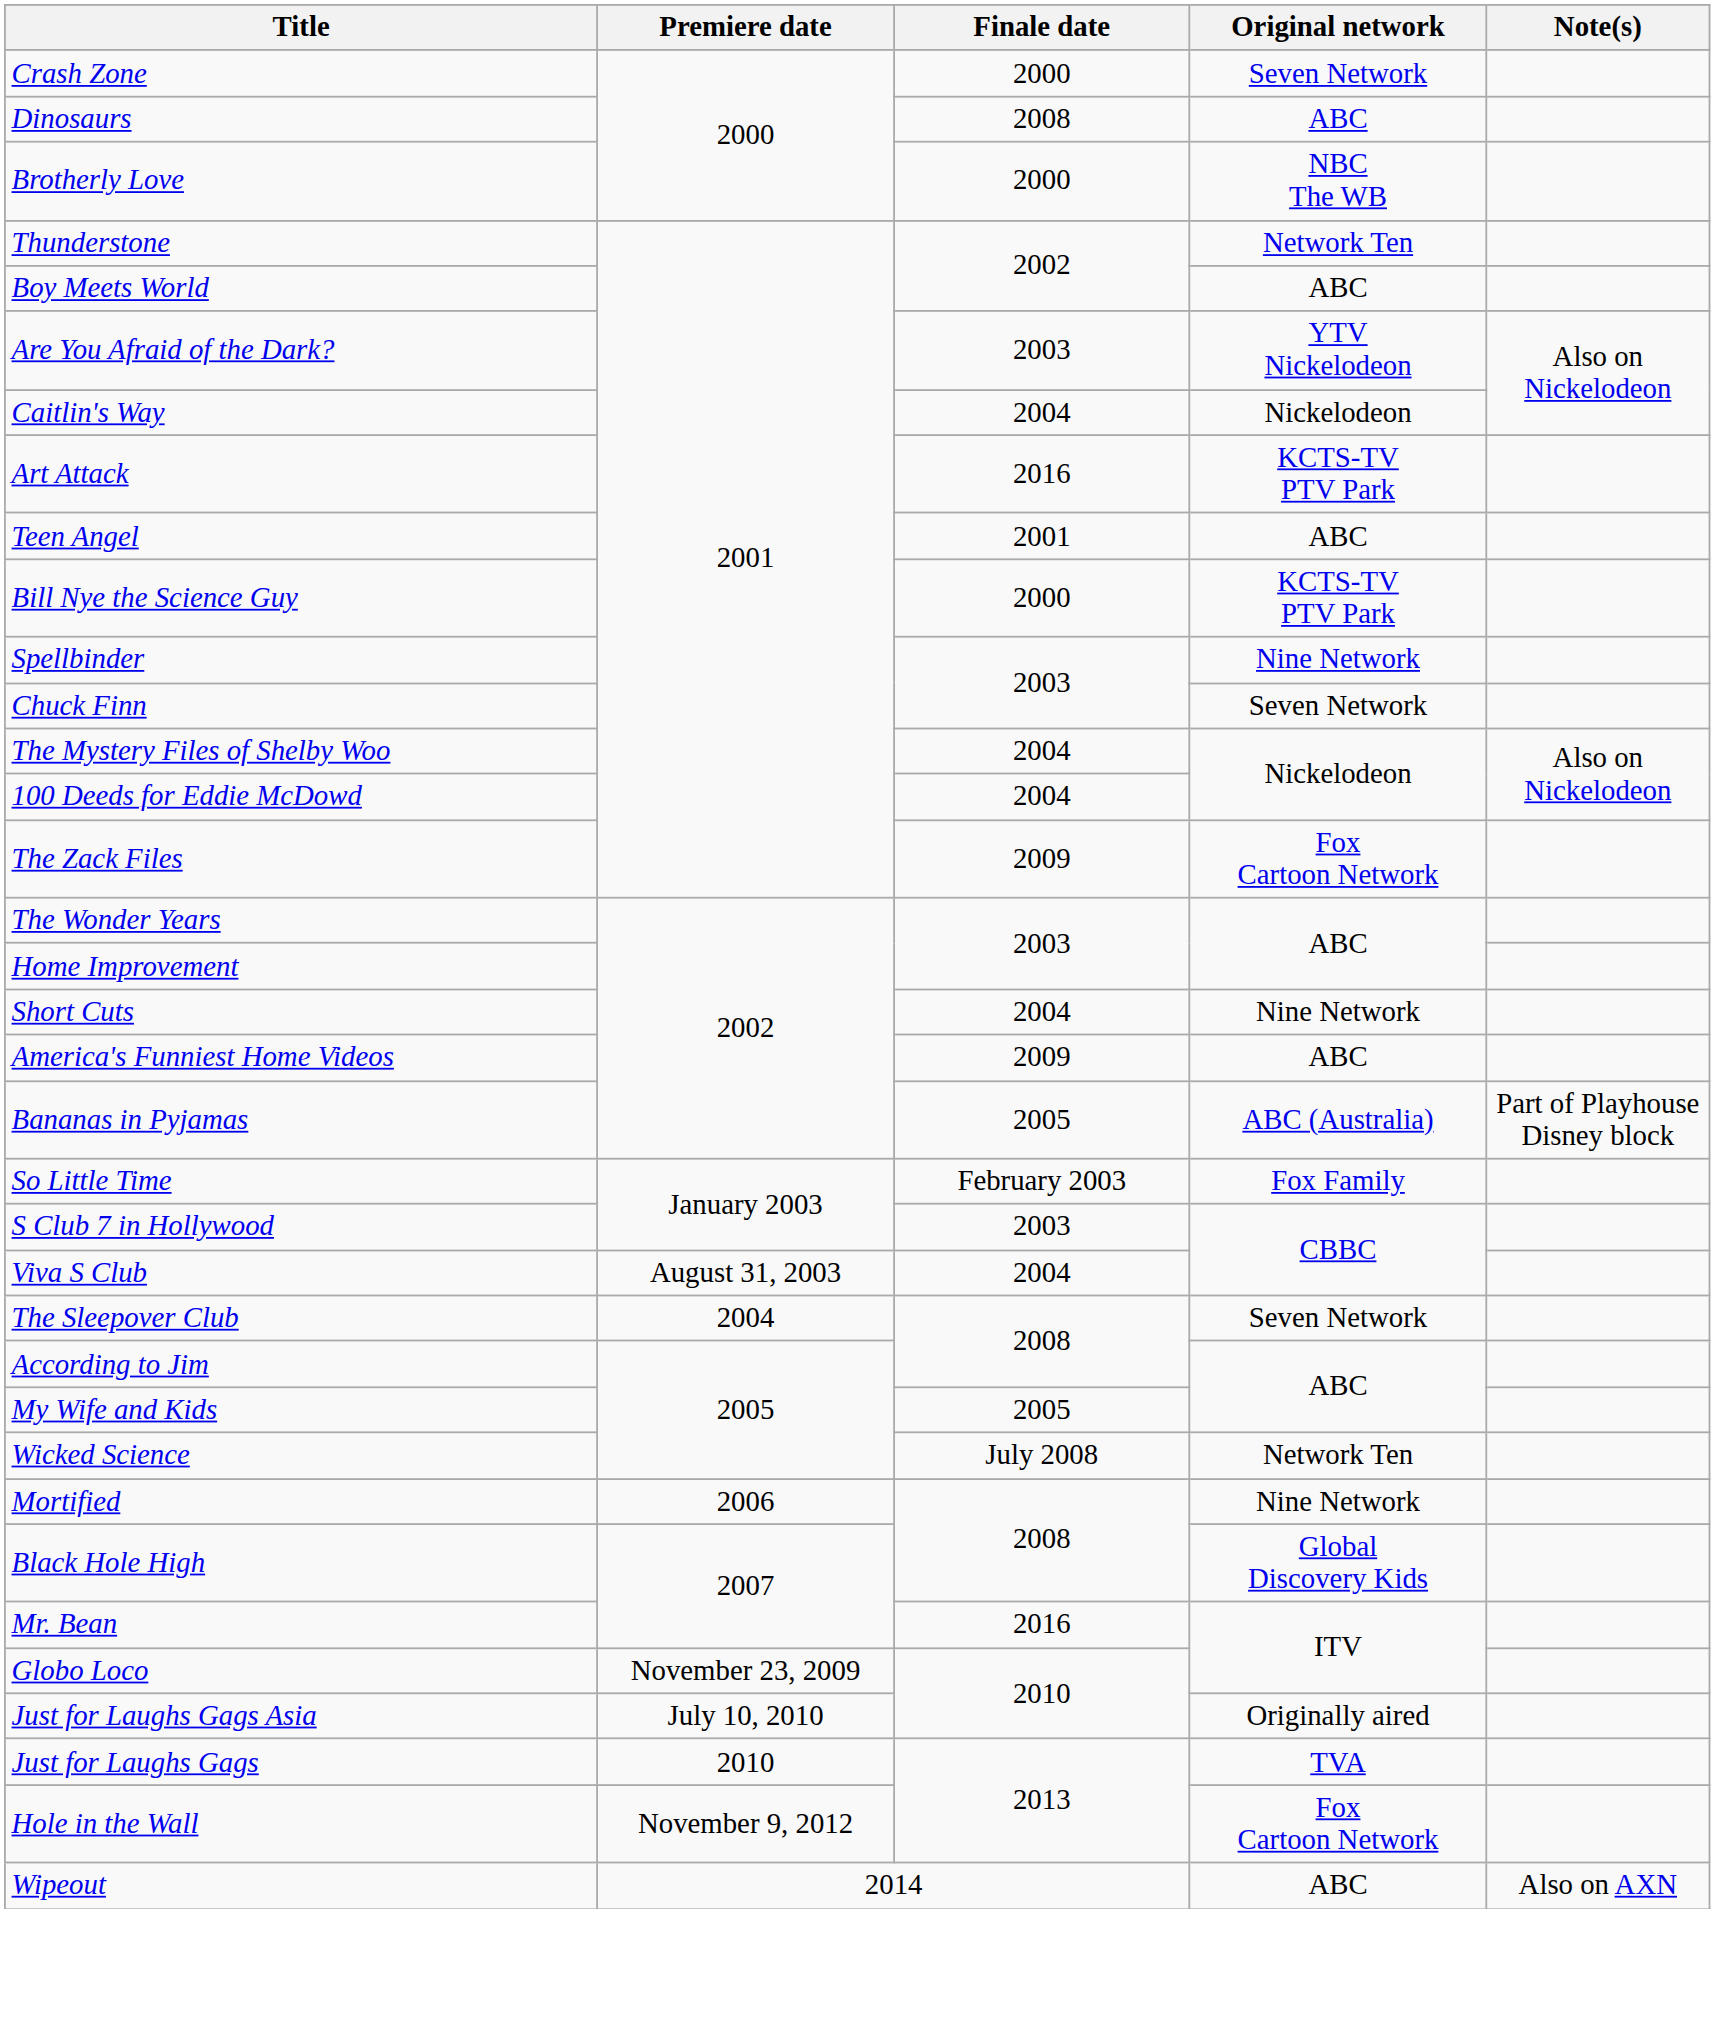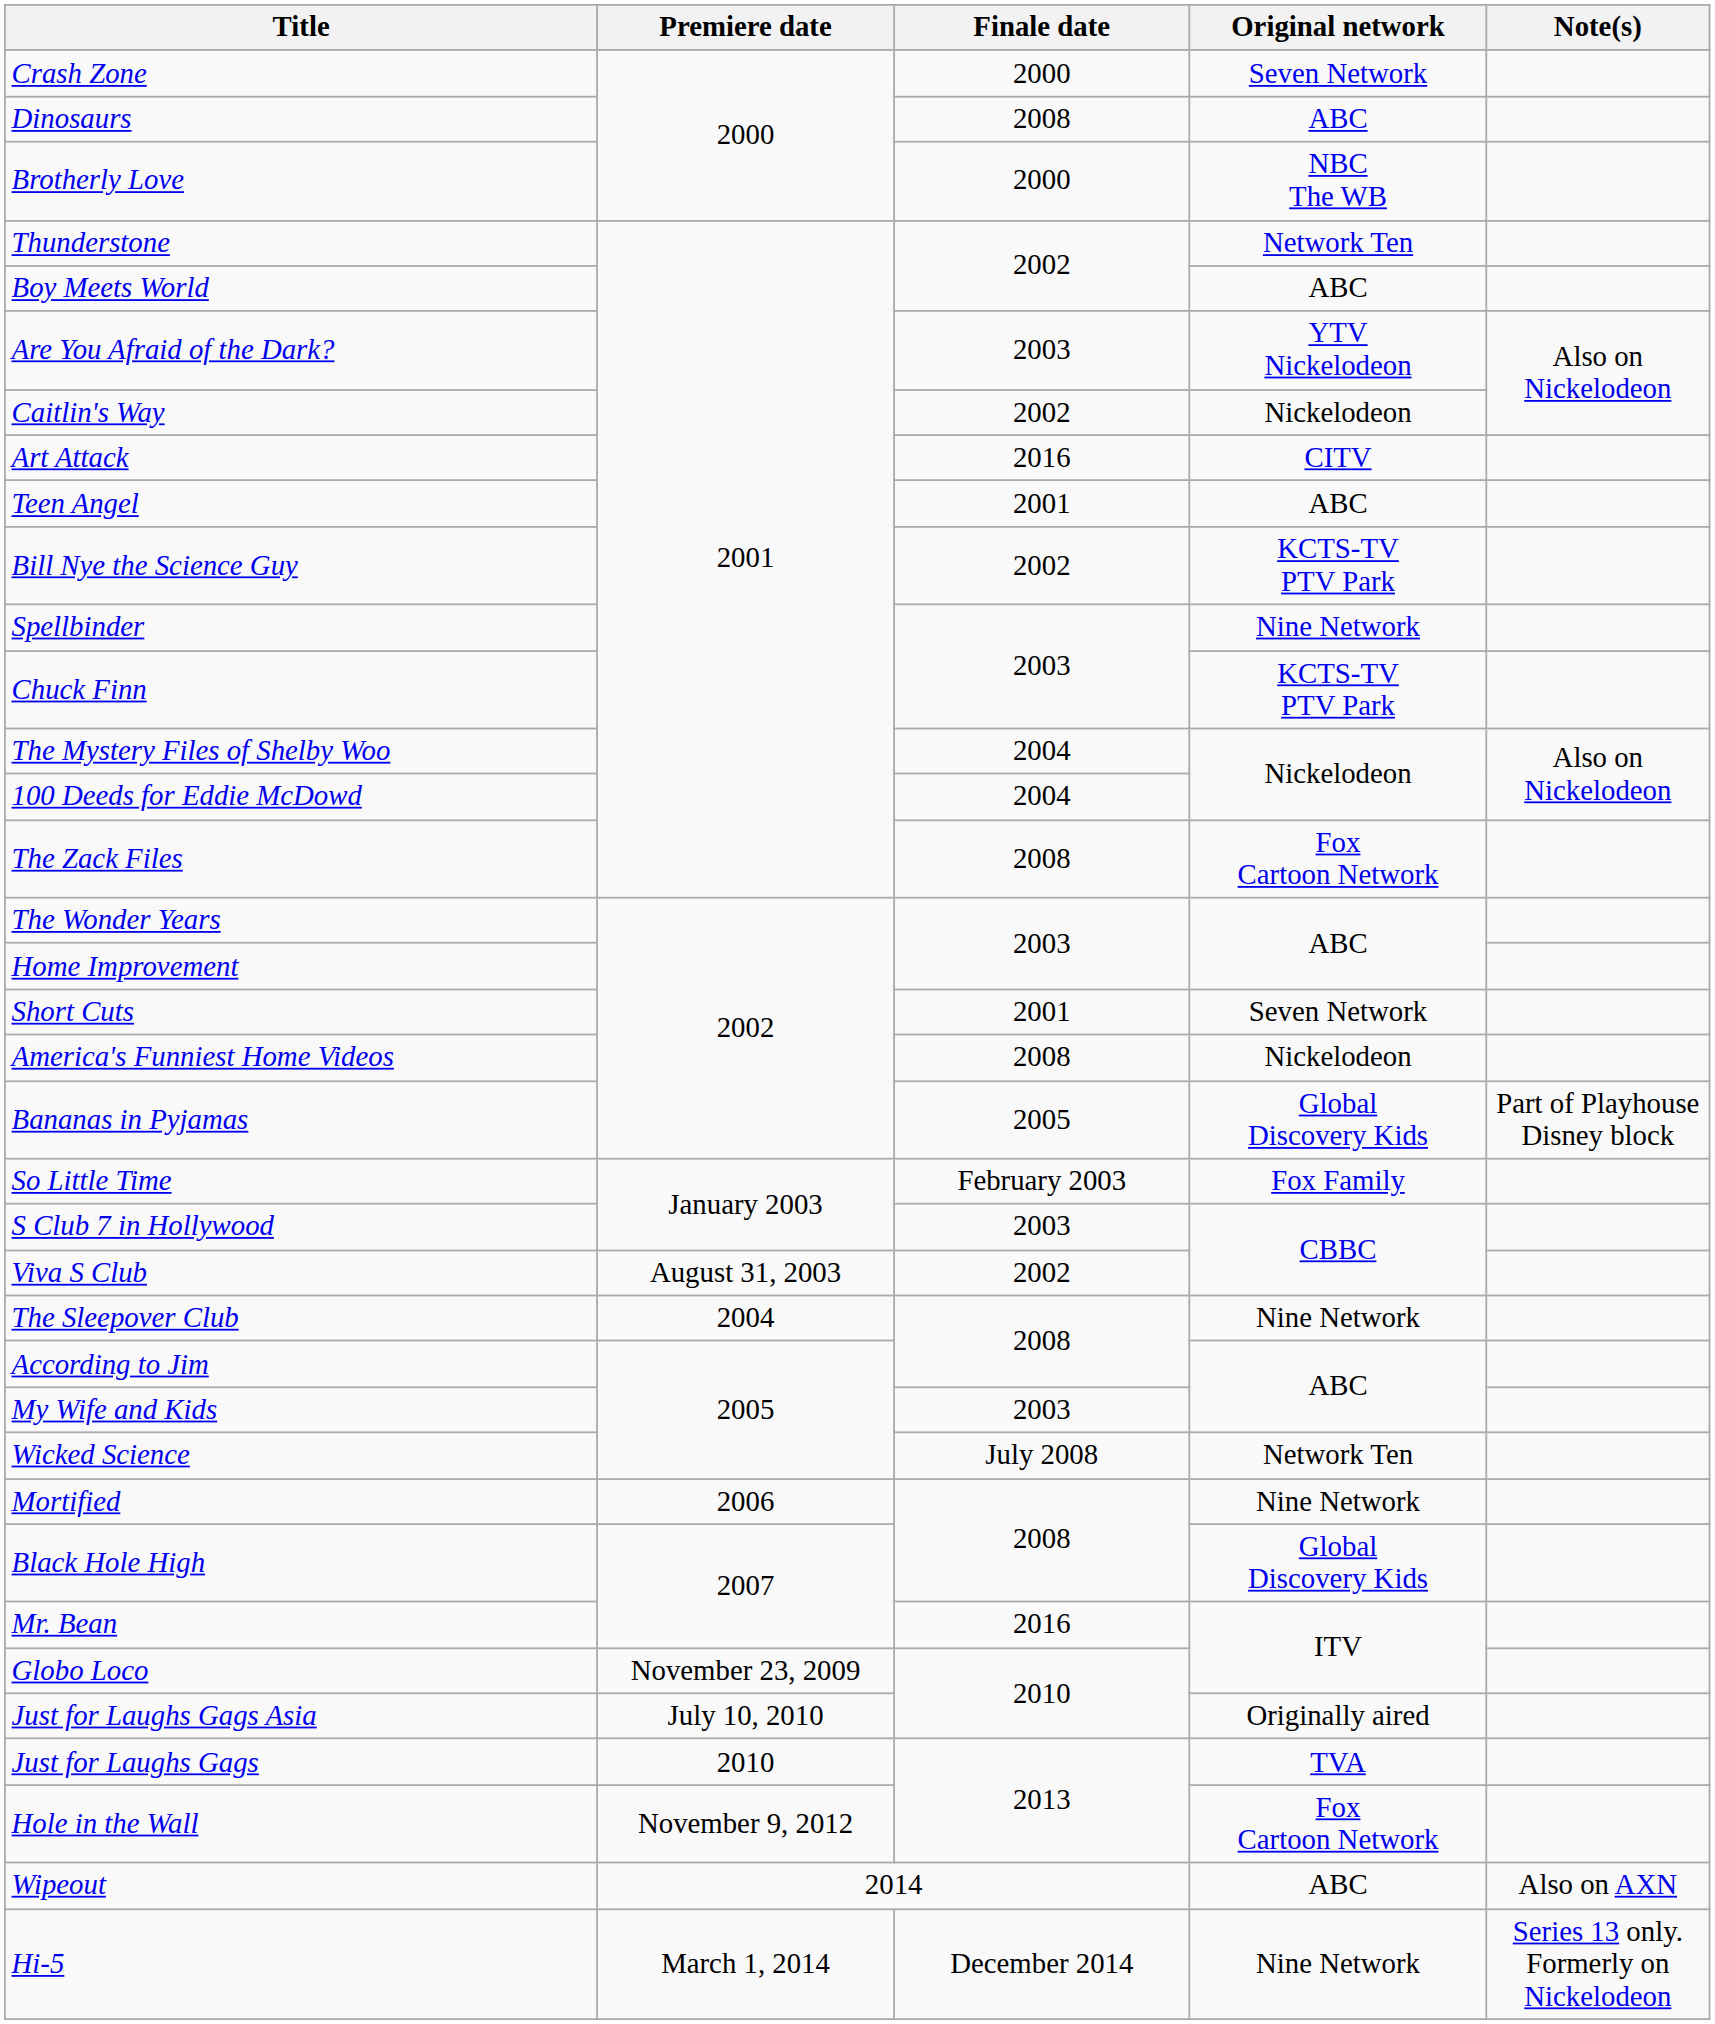(1042, 411) 2004 -> (1042, 411) 2002
(1338, 473) KCTS-TV PTV Park -> (1338, 457) CITV
(1042, 597) 2000 -> (1042, 565) 2002
(1338, 705) Seven Network -> (1338, 688) KCTS-TV PTV Park
(1042, 858) 2009 -> (1042, 858) 2008
(1042, 1011) 2004 -> (1042, 1011) 2001
(1338, 1011) Nine Network -> (1338, 1011) Seven Network
(1042, 1057) 2009 -> (1042, 1057) 2008
(1338, 1057) ABC -> (1338, 1057) Nickelodeon
(1338, 1119) ABC (Australia) -> (1338, 1119) Global Discovery Kids
(1042, 1272) 2004 -> (1042, 1272) 2002
(1338, 1317) Seven Network -> (1338, 1317) Nine Network
(1042, 1409) 2005 -> (1042, 1409) 2003
+ row: (38, 1963)
